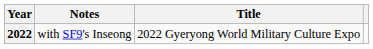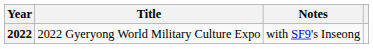columns swapped: (249, 14) <-> (85, 14)
